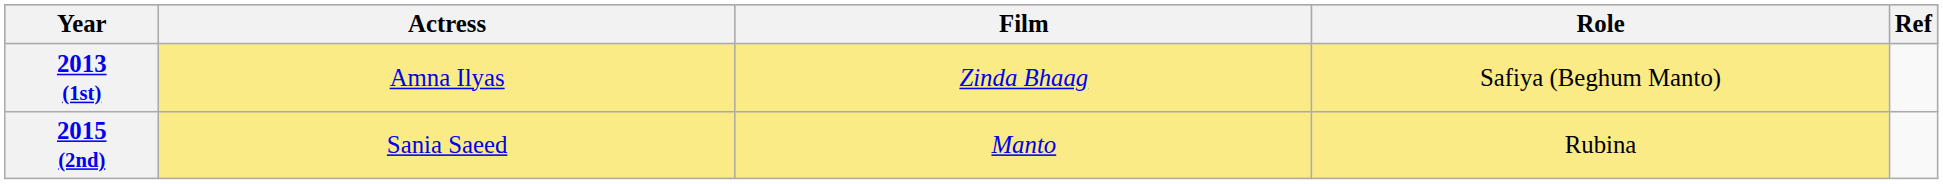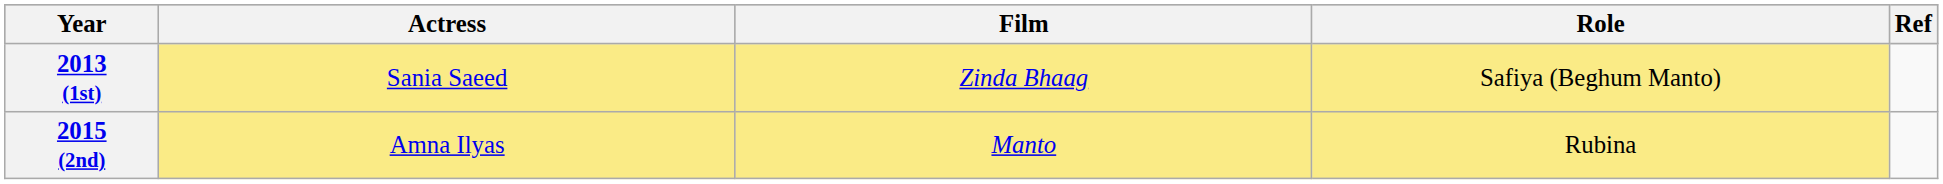(447, 77) Amna Ilyas -> (447, 77) Sania Saeed
(447, 144) Sania Saeed -> (447, 144) Amna Ilyas
